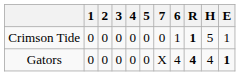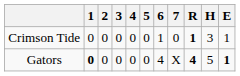columns swapped: (177, 15) <-> (162, 15)
(210, 37) 5 -> (210, 37) 3
(91, 59) normal -> (91, 59) bold
(210, 59) 4 -> (210, 59) 5
